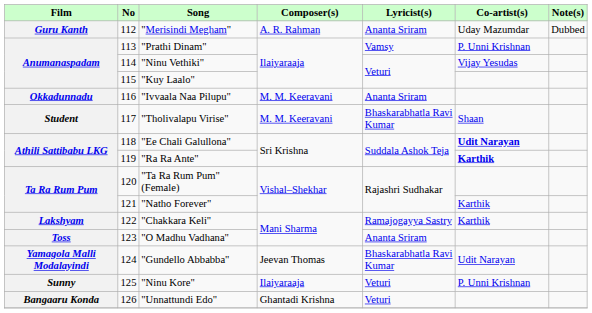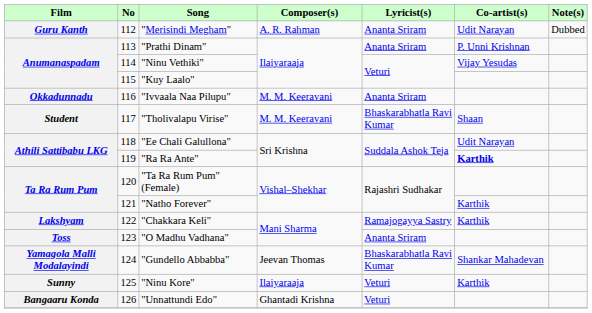(493, 29) Uday Mazumdar -> (486, 29) Udit Narayan
(379, 46) Vamsy -> (395, 46) Ananta Sriram
(489, 141) bold -> (486, 141) normal
(486, 260) Udit Narayan -> (500, 260) Shankar Mahadevan
(494, 282) P. Unni Krishnan -> (473, 282) Karthik
